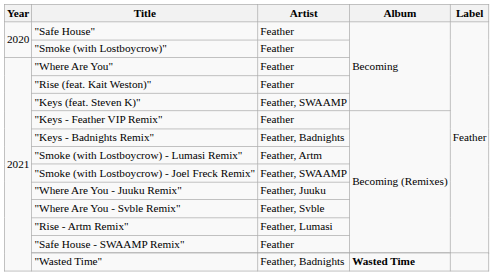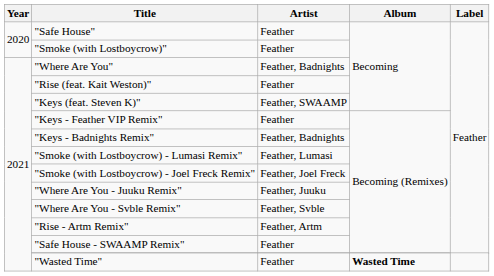(277, 66) Feather -> (302, 66) Feather, Badnights
(291, 155) Feather, Artm -> (296, 155) Feather, Lumasi
(304, 173) Feather, SWAAMP -> (303, 173) Feather, Joel Freck
(296, 226) Feather, Lumasi -> (291, 226) Feather, Artm
(302, 262) Feather, Badnights -> (277, 262) Feather
